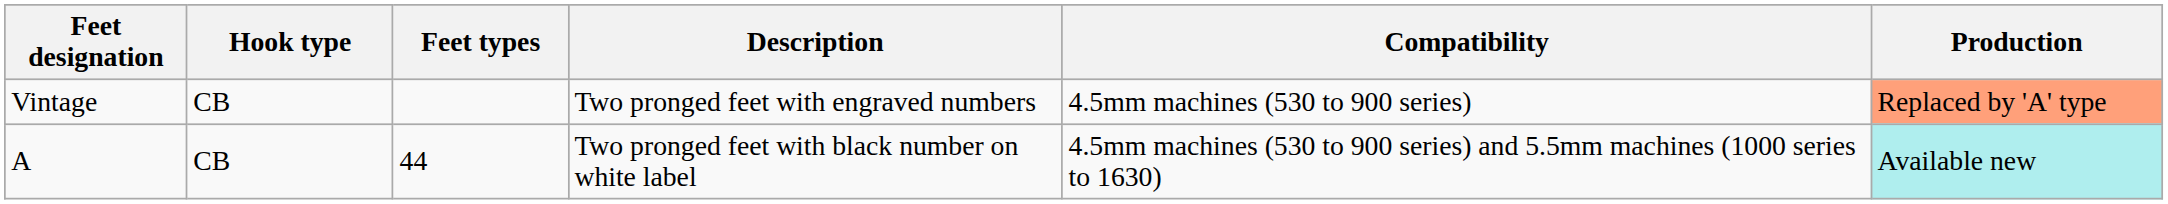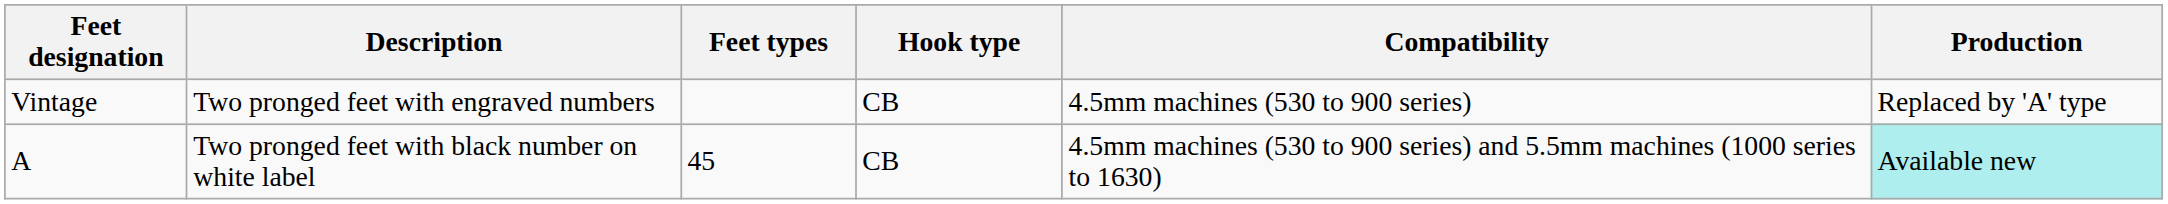columns swapped: (290, 42) <-> (815, 42)
(1992, 101) lightsalmon background -> (1992, 101) no background
(413, 160) 44 -> (701, 160) 45
